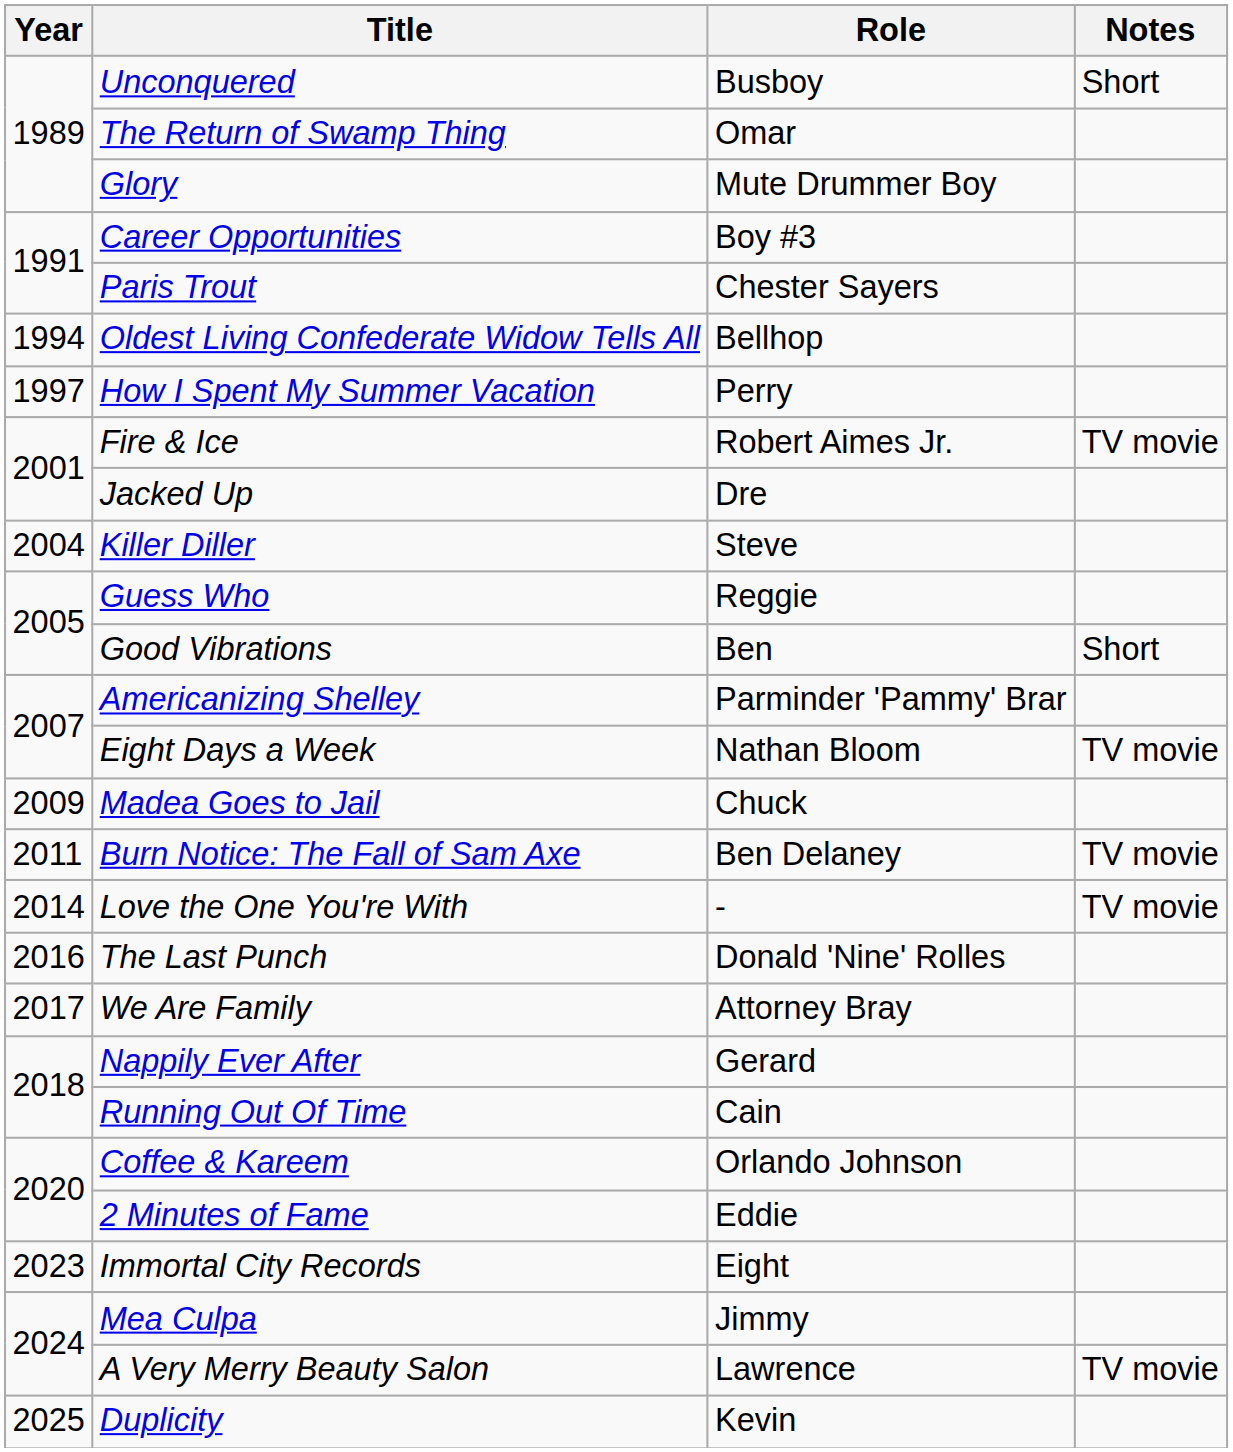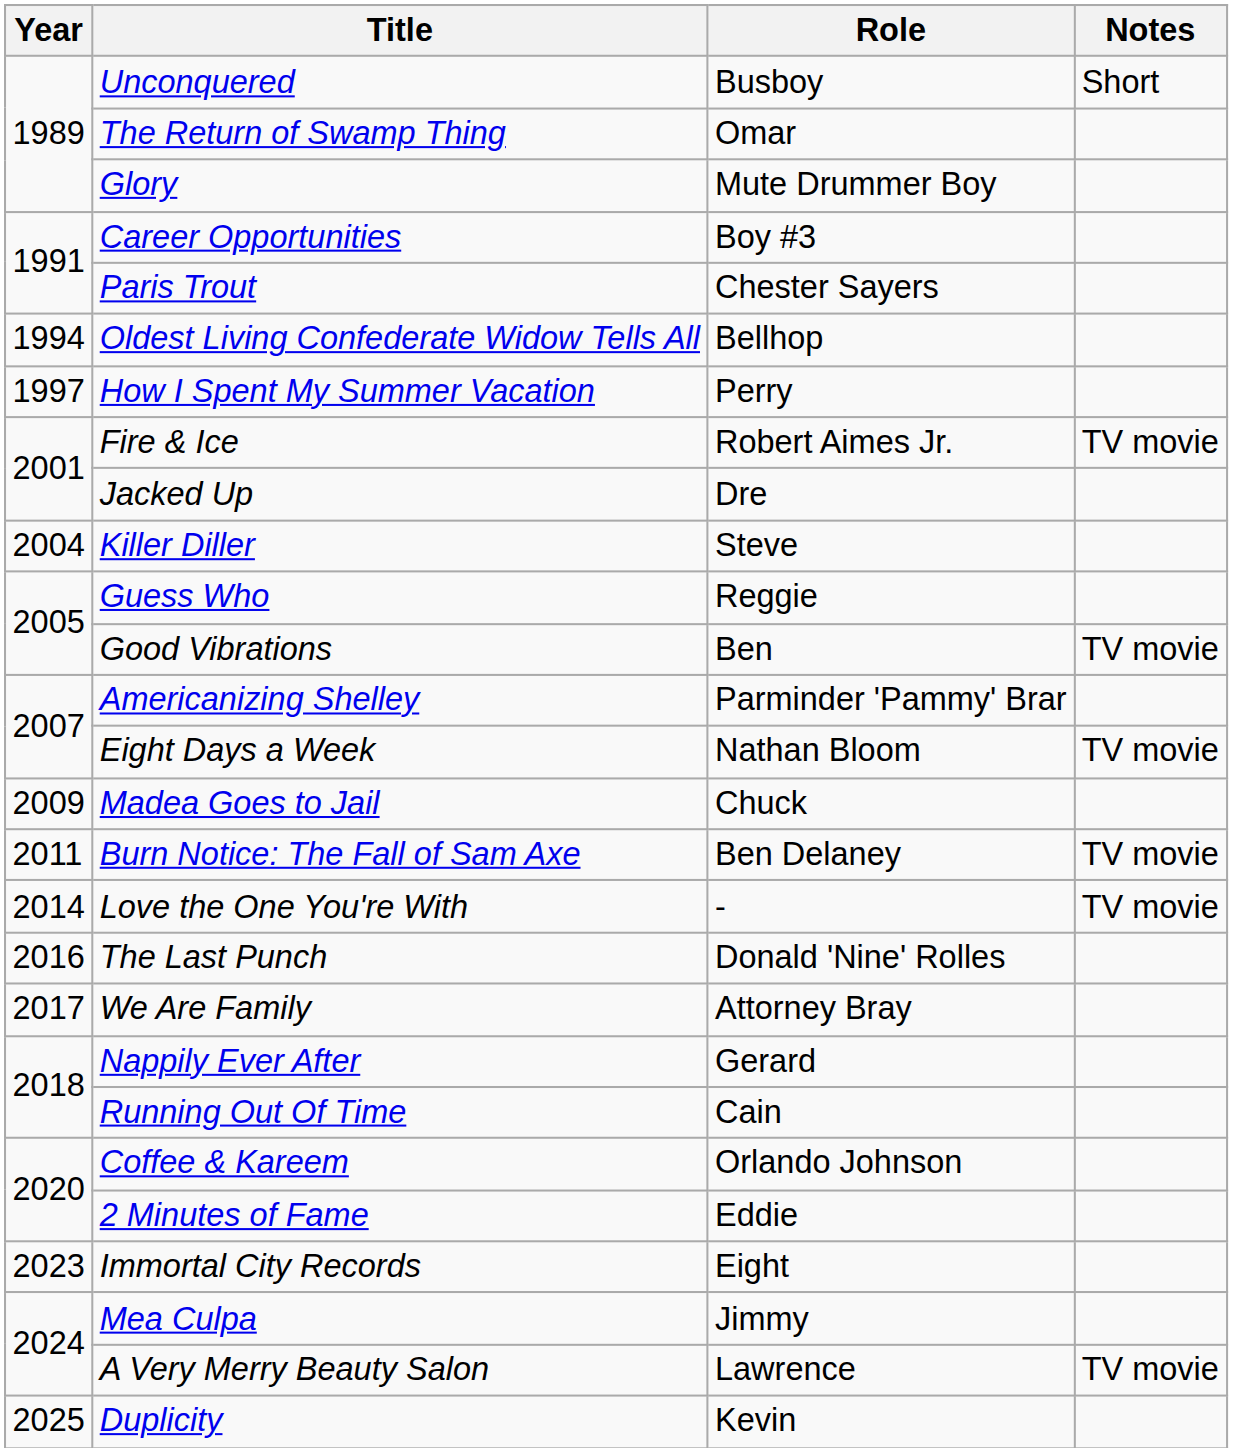(1120, 648) Short -> (1150, 648) TV movie
